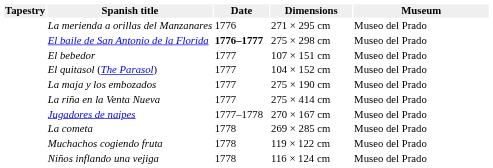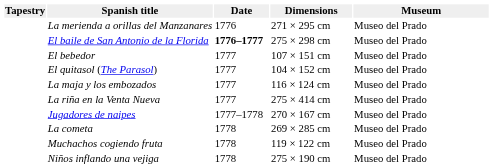(301, 84) 275 × 190 cm -> (301, 84) 116 × 124 cm
(301, 158) 116 × 124 cm -> (301, 158) 275 × 190 cm
